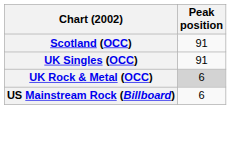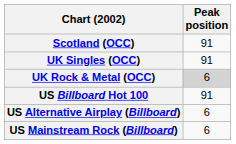+ row: (94, 95)
+ row: (94, 113)
